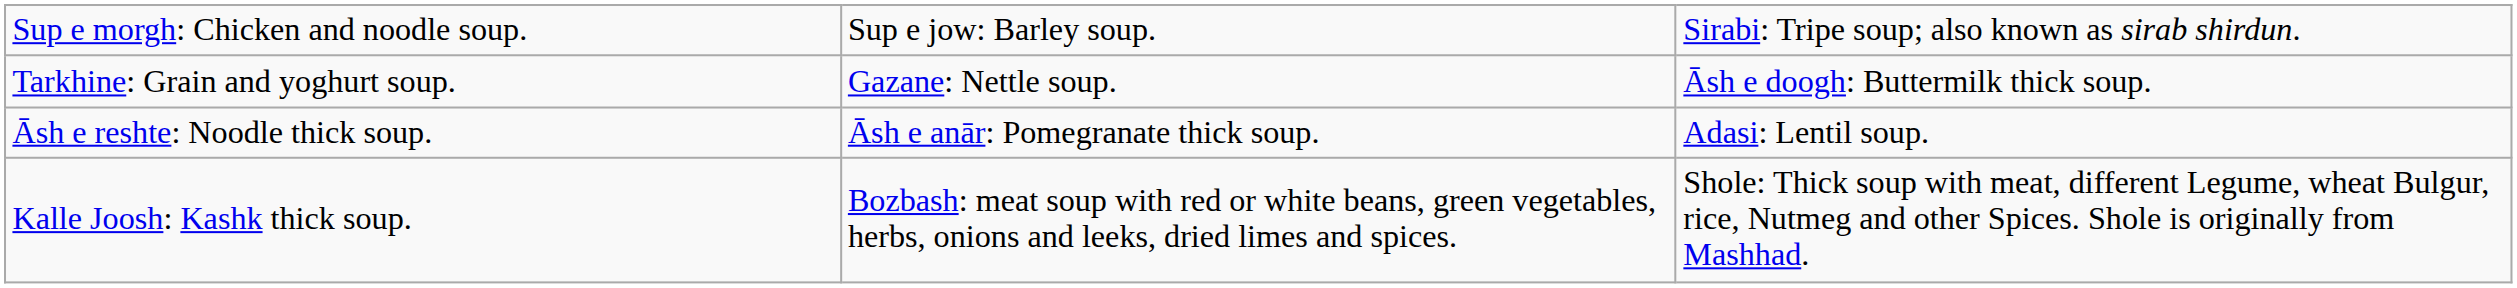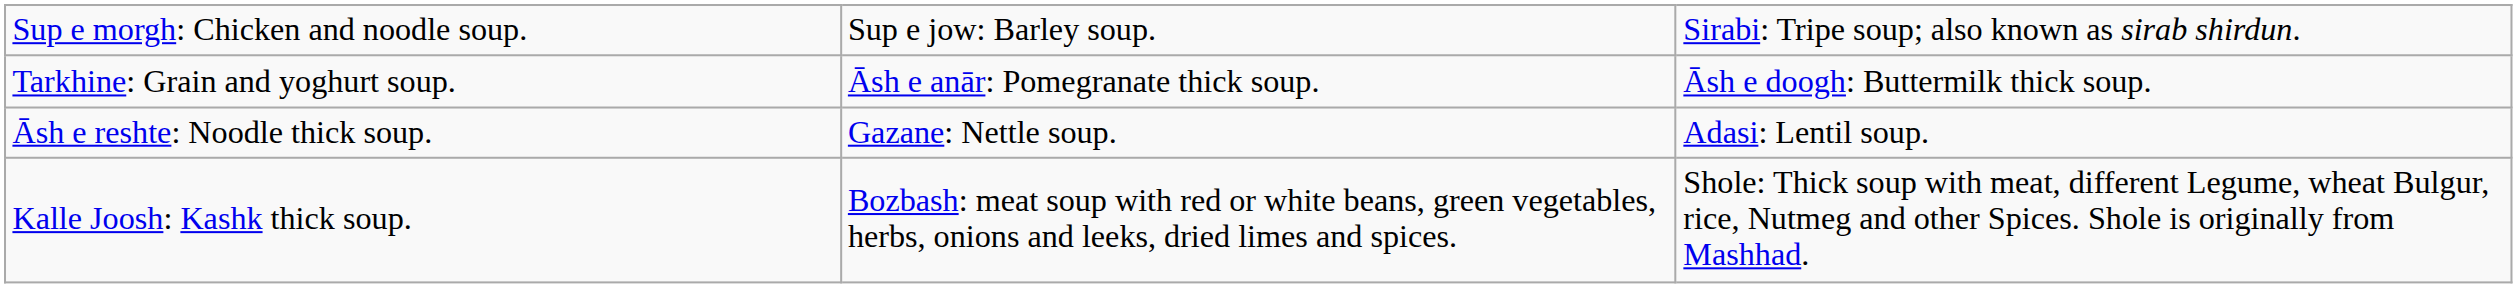(982, 81) Gazane: Nettle soup. -> (1084, 81) Āsh e anār: Pomegranate thick soup.
(1084, 132) Āsh e anār: Pomegranate thick soup. -> (982, 132) Gazane: Nettle soup.
